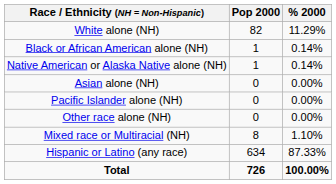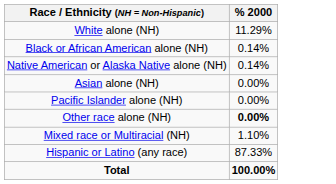- column: (256, 13)
(307, 118) normal -> (253, 118) bold
